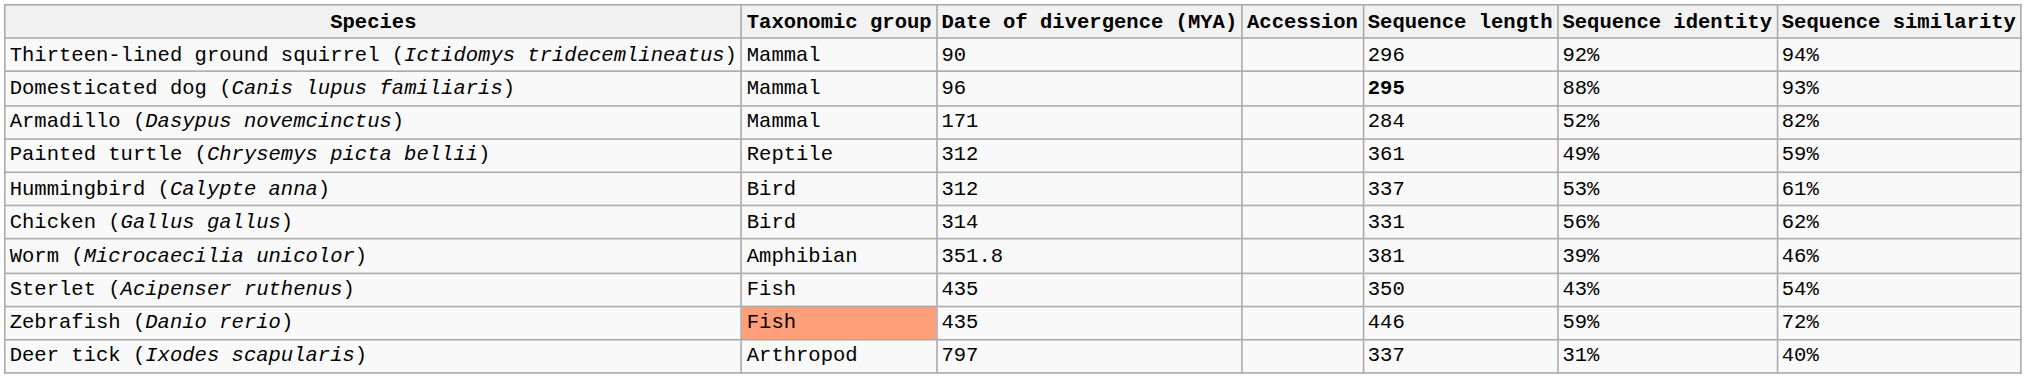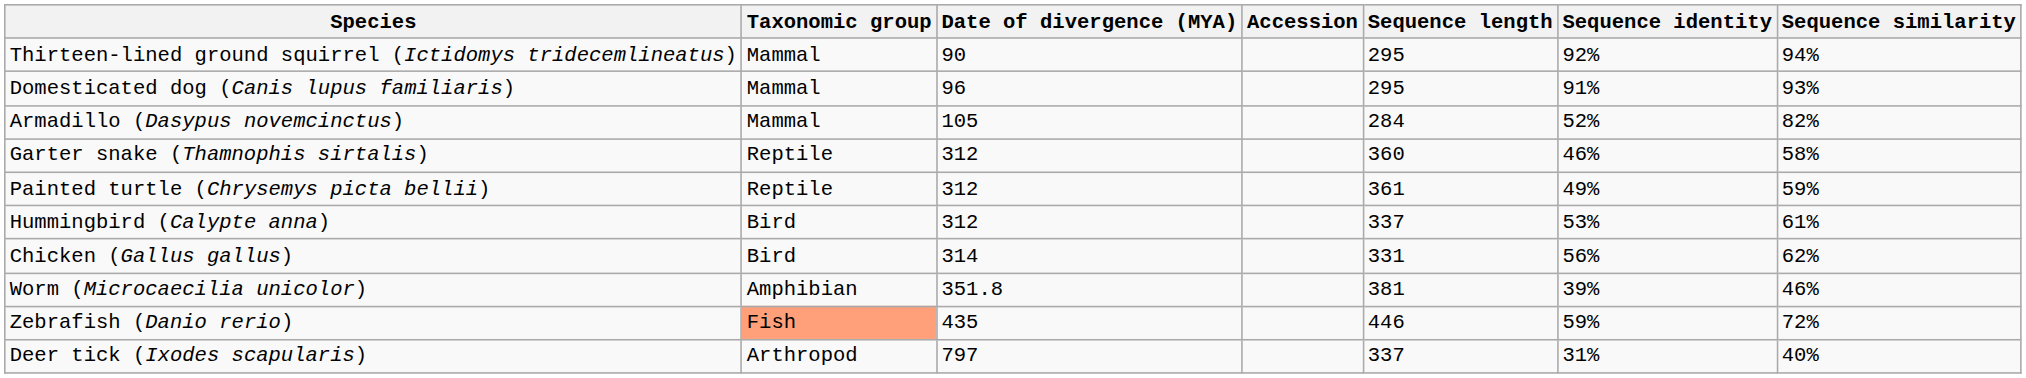(1386, 55) 296 -> (1386, 55) 295
(1386, 88) bold -> (1386, 88) normal
(1581, 88) 88% -> (1581, 88) 91%
(960, 122) 171 -> (960, 122) 105
+ row: (219, 155)
- row: (182, 289)
